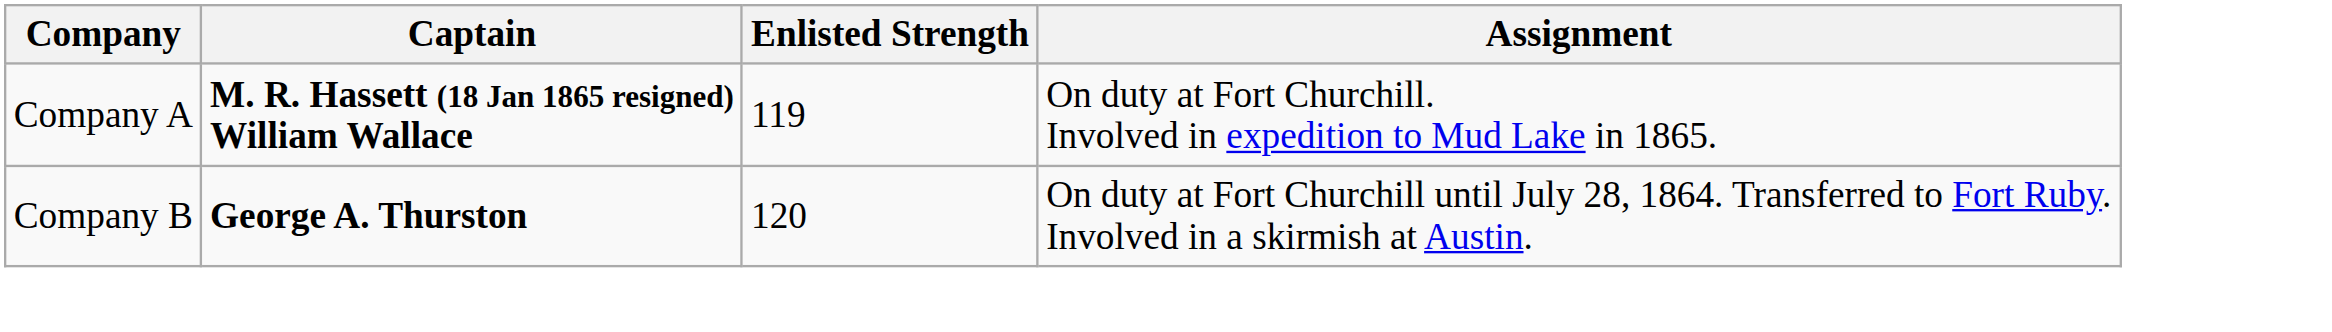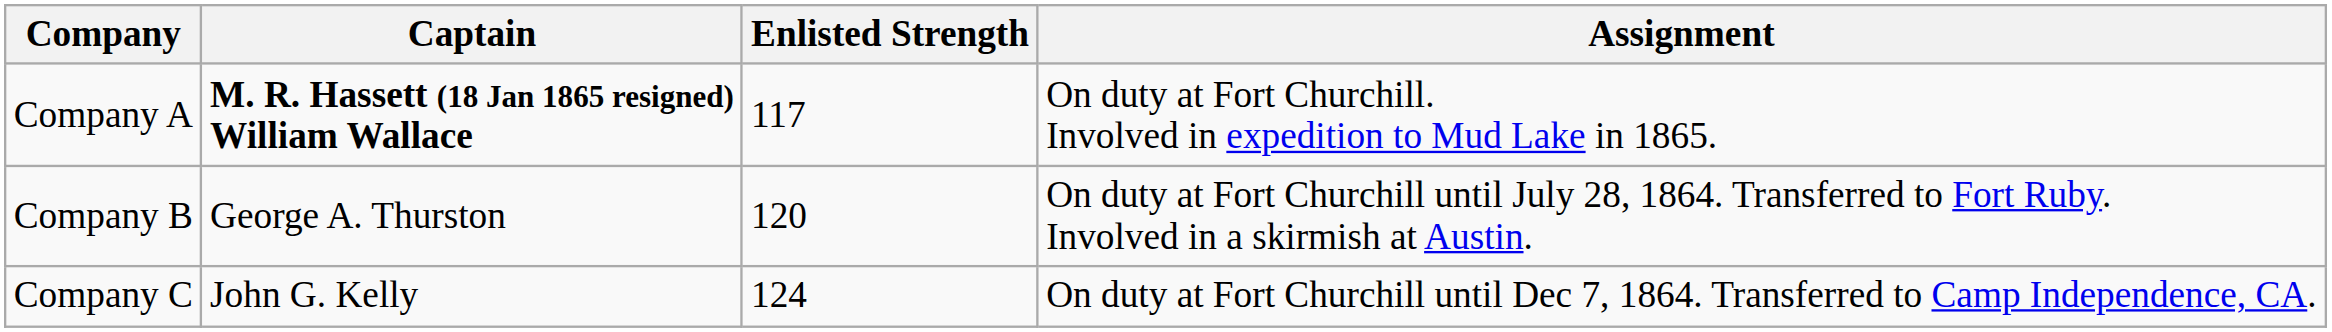(778, 114) 119 -> (778, 114) 117
(369, 215) bold -> (358, 215) normal
+ row: (103, 295)
